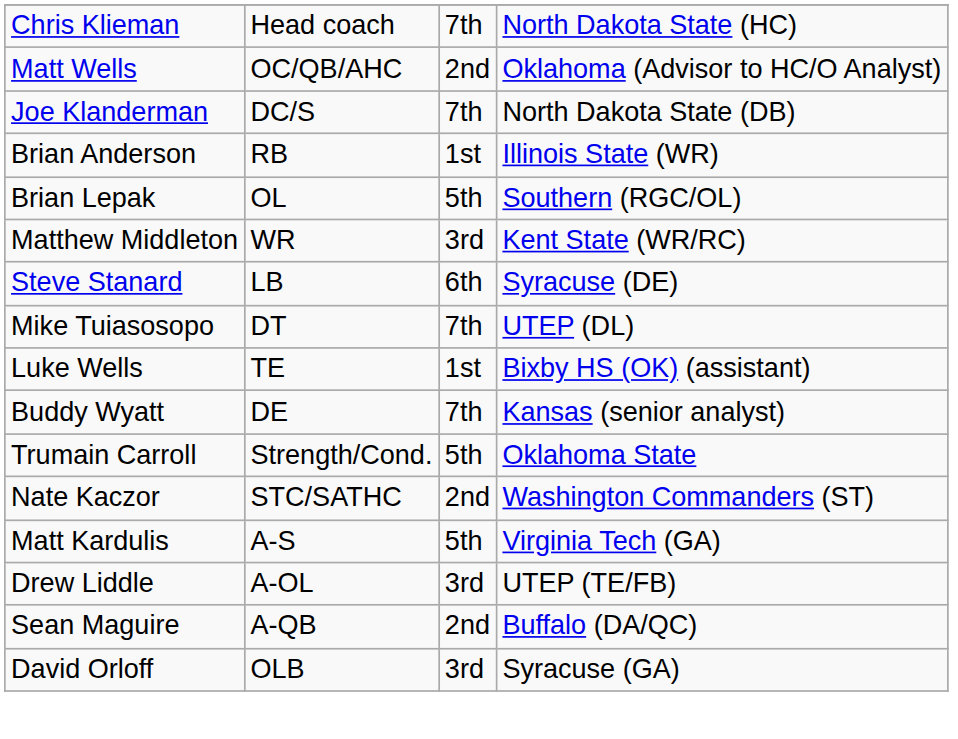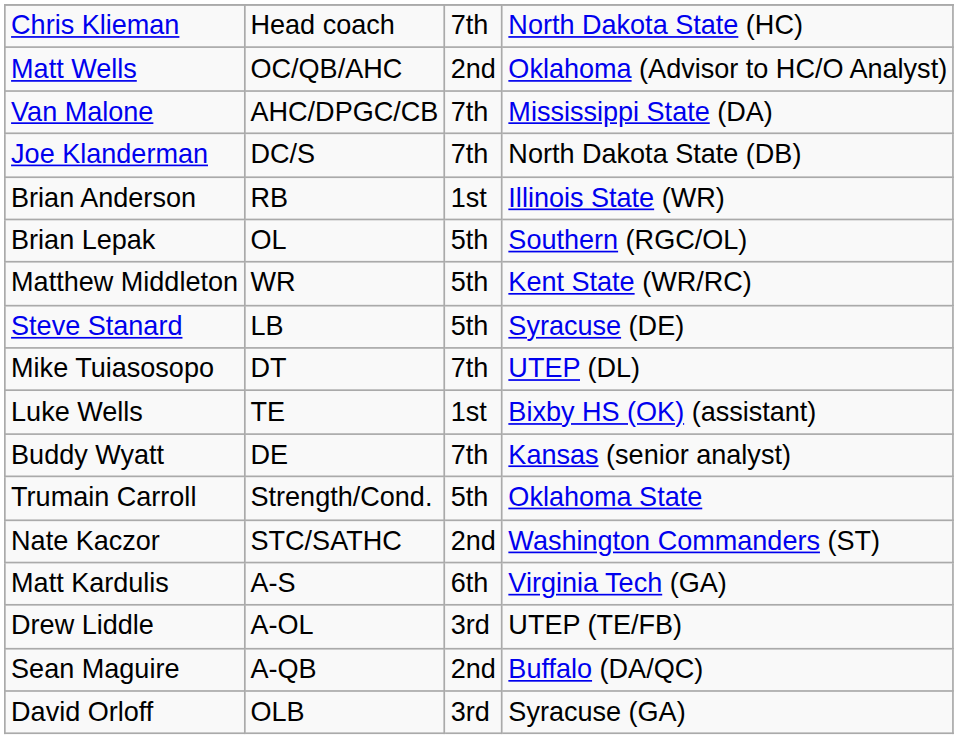+ row: (82, 111)
(464, 240) 3rd -> (470, 283) 5th
(464, 283) 6th -> (470, 326) 5th
(464, 540) 5th -> (470, 583) 6th
